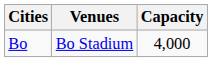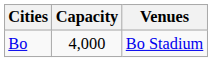columns swapped: (94, 17) <-> (172, 17)
